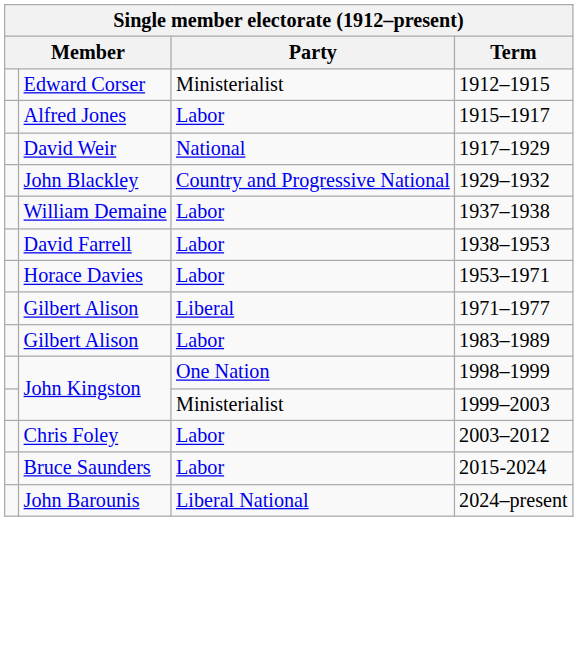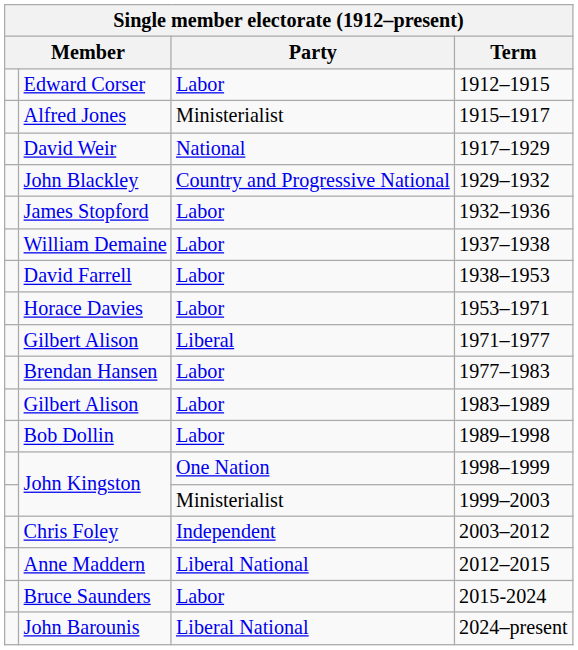(230, 84) Ministerialist -> (200, 84) Labor
(200, 116) Labor -> (230, 116) Ministerialist
+ row: (504, 212)
+ row: (504, 372)
+ row: (504, 436)
(200, 436) Labor -> (226, 532) Independent
+ row: (504, 564)
